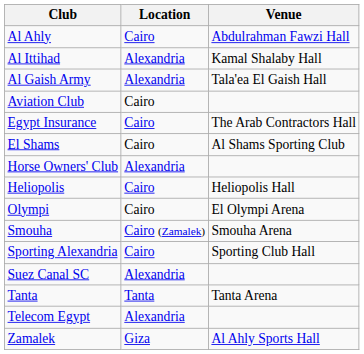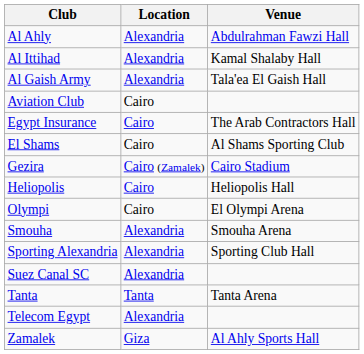(139, 36) Cairo -> (154, 36) Alexandria
+ row: (26, 166)
- row: (63, 166)
(165, 230) Cairo (Zamalek) -> (154, 230) Alexandria
(139, 252) Cairo -> (154, 252) Alexandria
